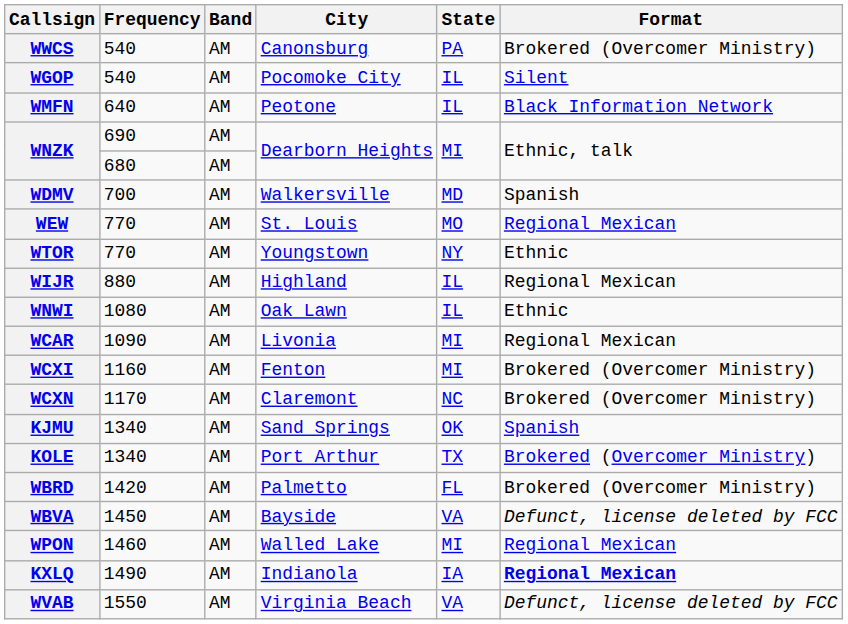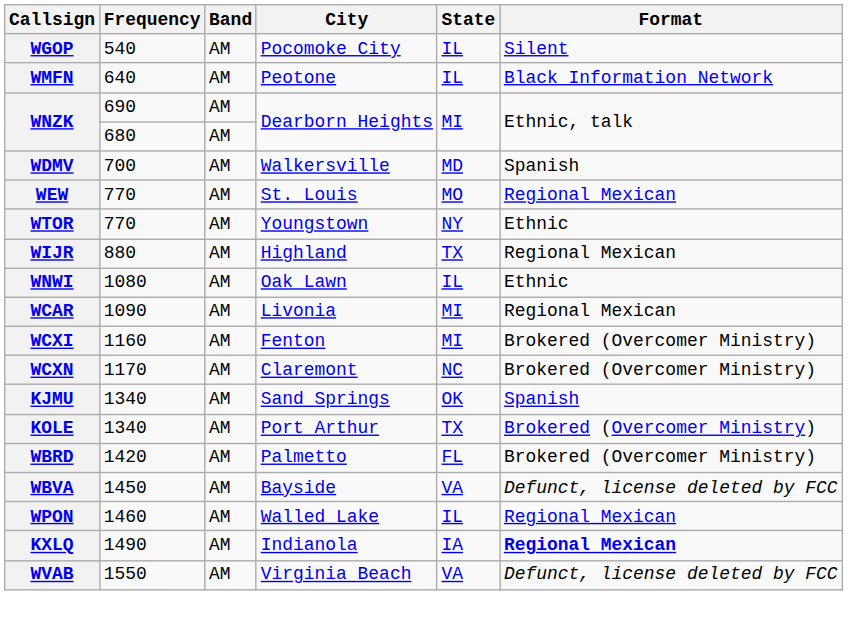- row: (52, 49)
(452, 282) IL -> (452, 253) TX
(452, 546) MI -> (452, 516) IL
